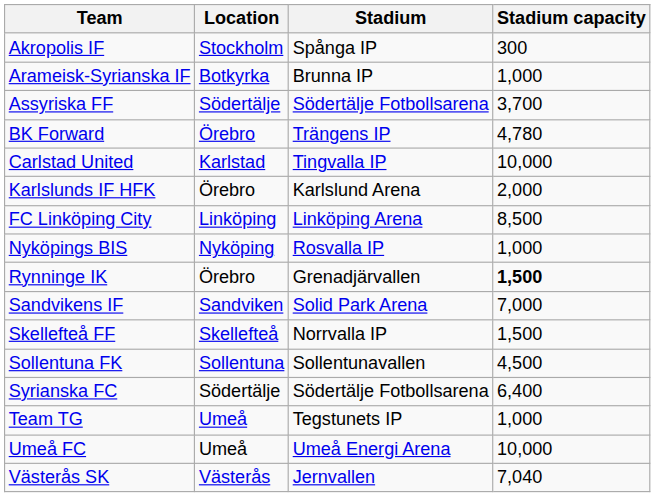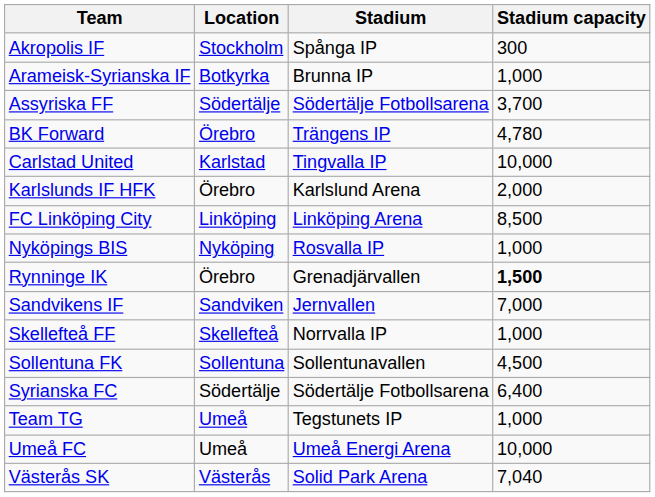(360, 305) Solid Park Arena -> (334, 305) Jernvallen
(520, 334) 1,500 -> (520, 334) 1,000
(334, 477) Jernvallen -> (360, 477) Solid Park Arena
